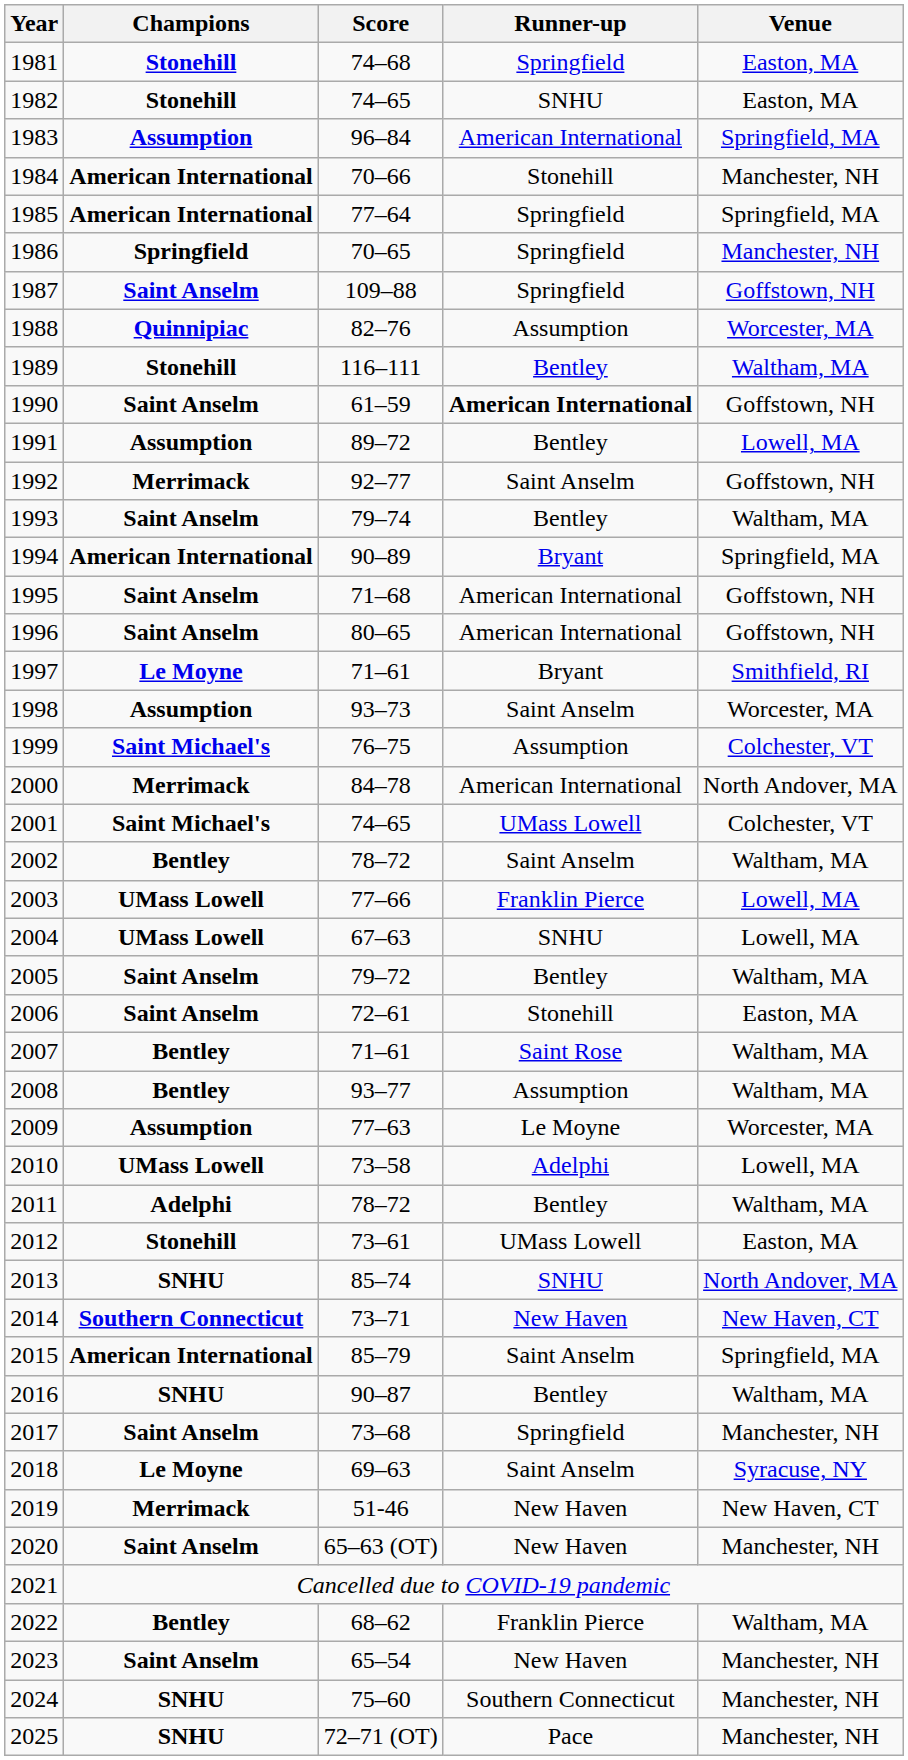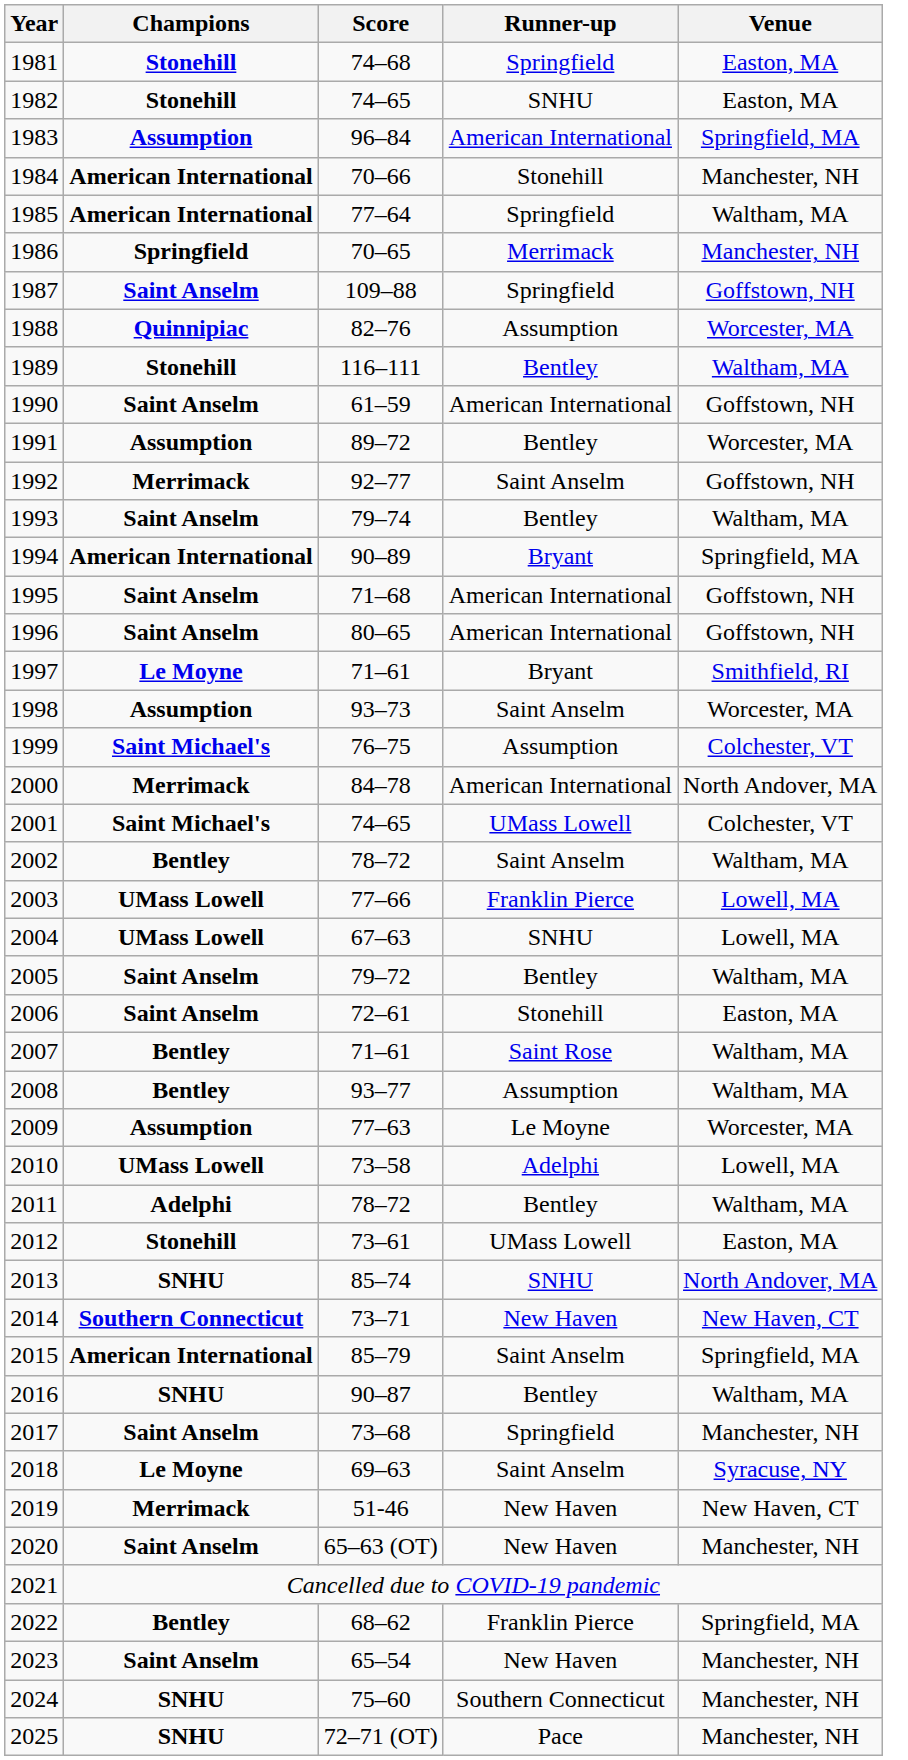(800, 213) Springfield, MA -> (780, 213) Waltham, MA
(570, 251) Springfield -> (560, 251) Merrimack
(570, 404) bold -> (560, 404) normal
(800, 442) Lowell, MA -> (780, 442) Worcester, MA
(800, 1622) Waltham, MA -> (780, 1622) Springfield, MA
